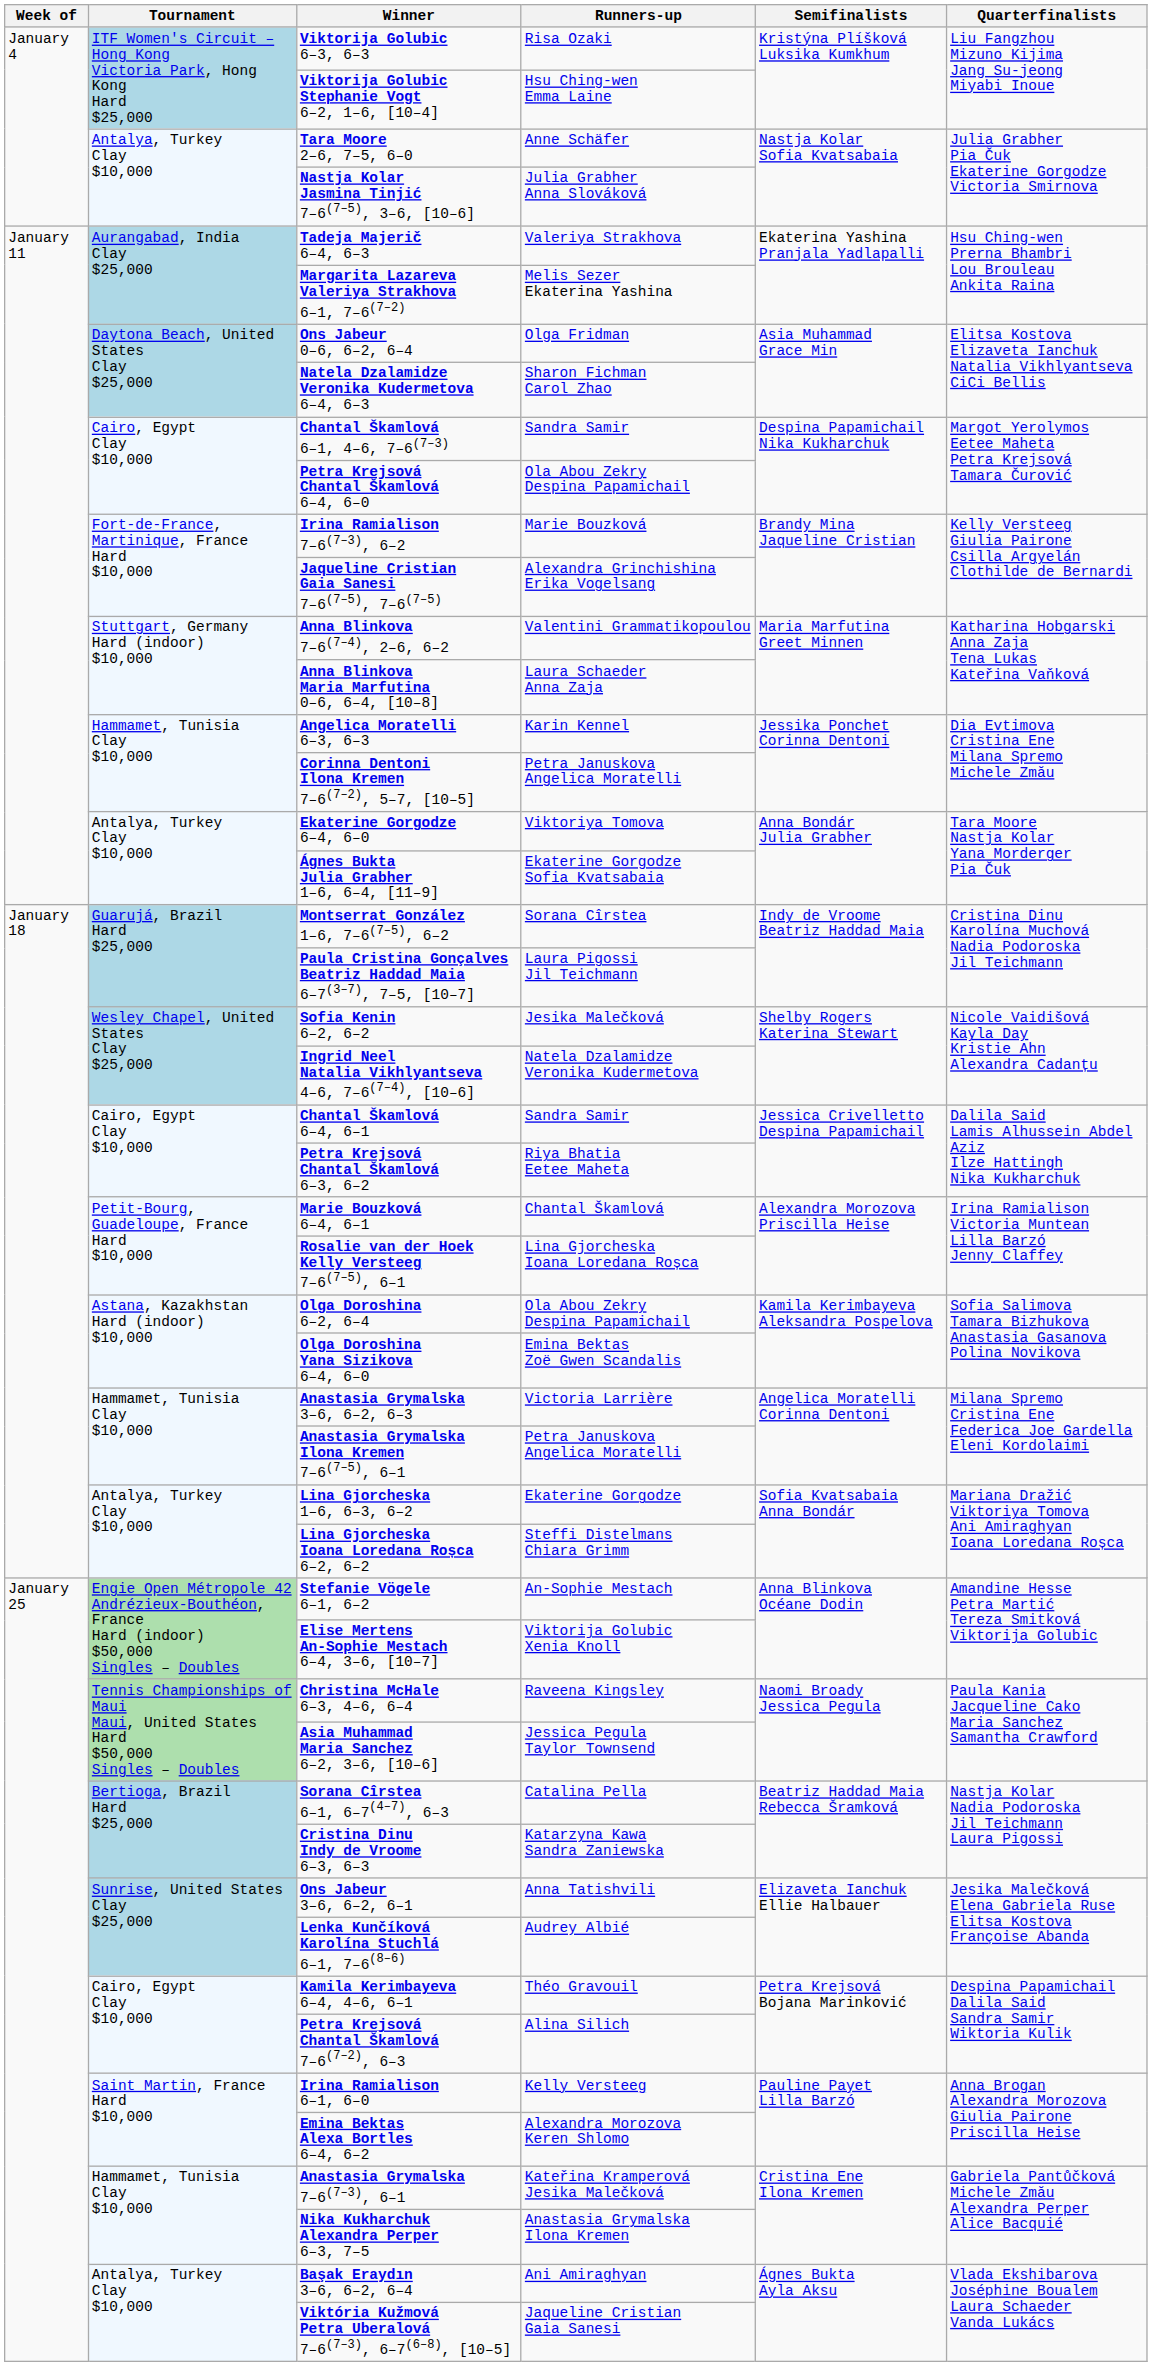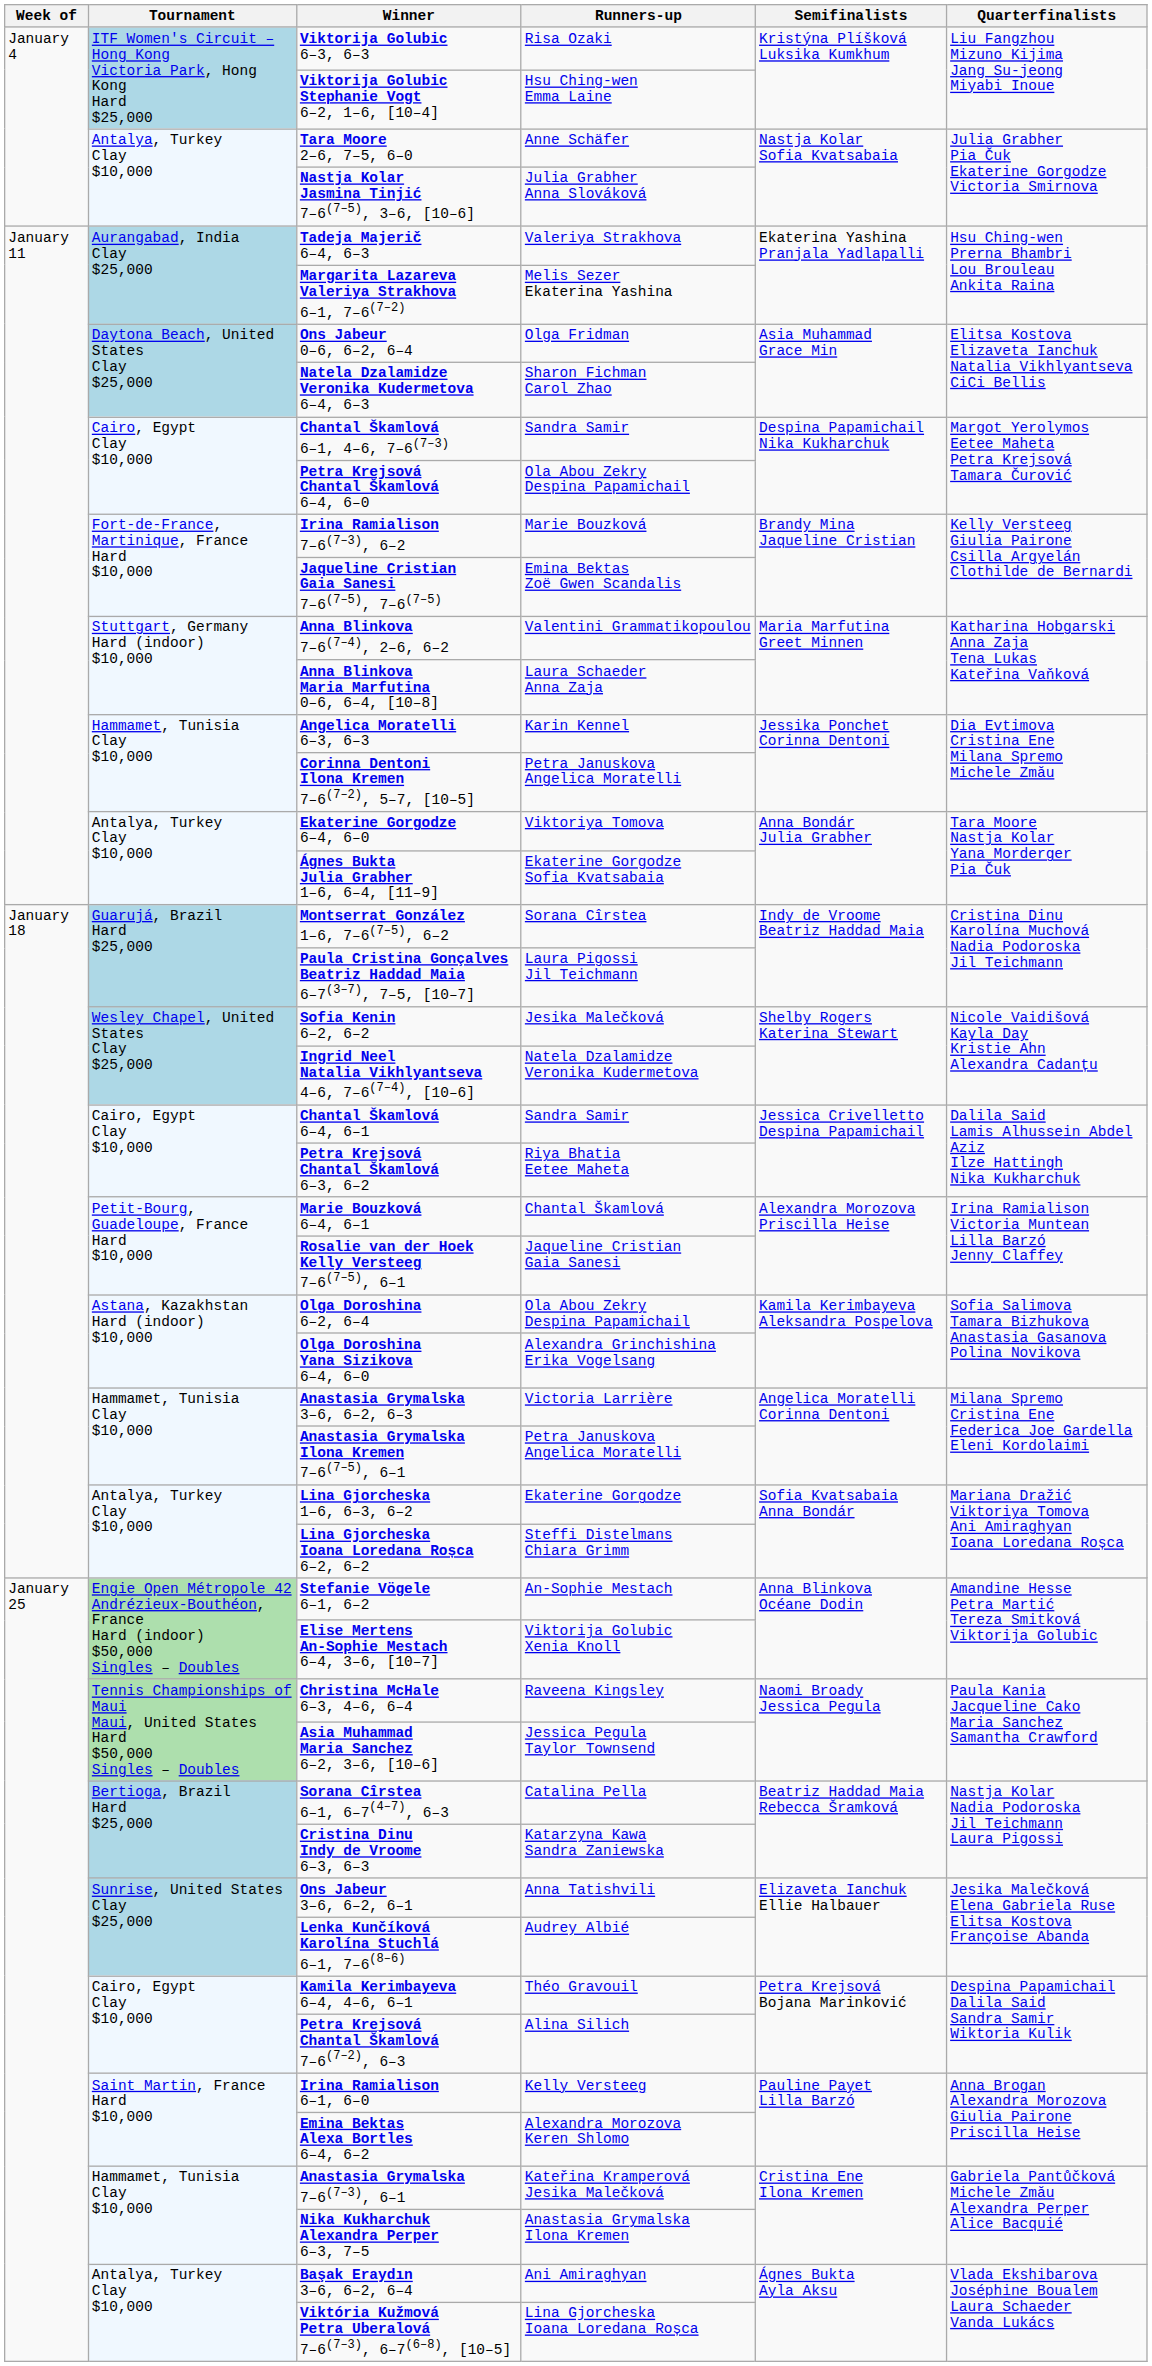(620, 577) Alexandra Grinchishina Erika Vogelsang -> (603, 577) Emina Bektas Zoë Gwen Scandalis
(612, 1255) Lina Gjorcheska Ioana Loredana Roșca -> (603, 1255) Jaqueline Cristian Gaia Sanesi
(603, 1353) Emina Bektas Zoë Gwen Scandalis -> (620, 1353) Alexandra Grinchishina Erika Vogelsang
(603, 2322) Jaqueline Cristian Gaia Sanesi -> (612, 2322) Lina Gjorcheska Ioana Loredana Roșca
